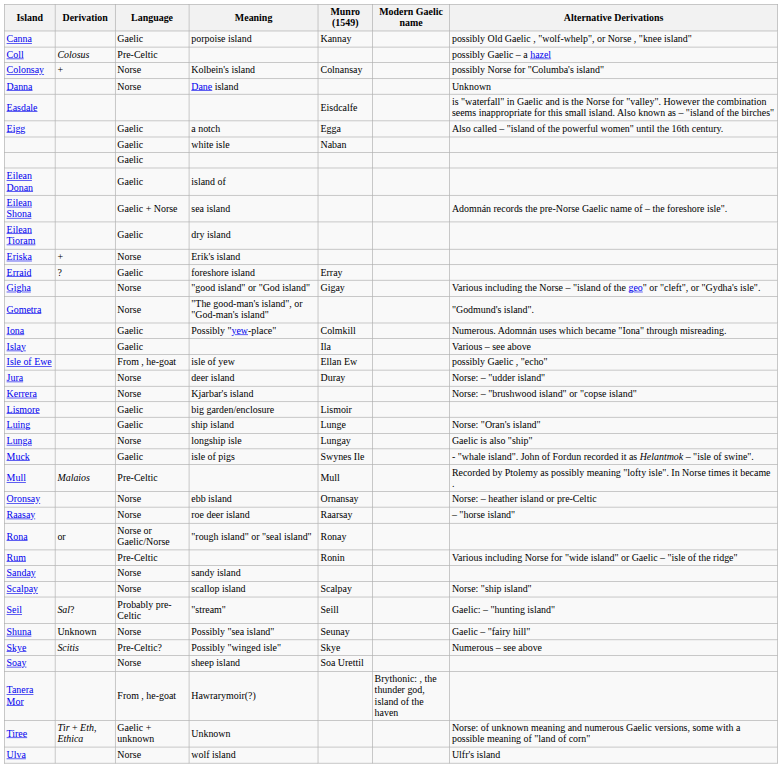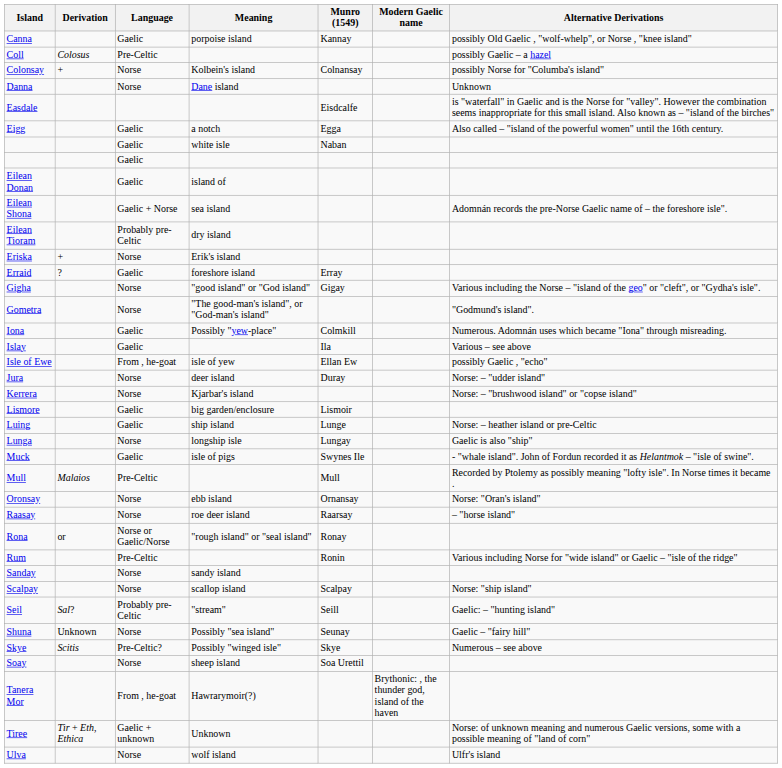(130, 235) Gaelic -> (145, 235) Probably pre-Celtic
(496, 425) Norse: "Oran's island" -> (524, 425) Norse: – heather island or pre-Celtic
(524, 499) Norse: – heather island or pre-Celtic -> (496, 499) Norse: "Oran's island"
